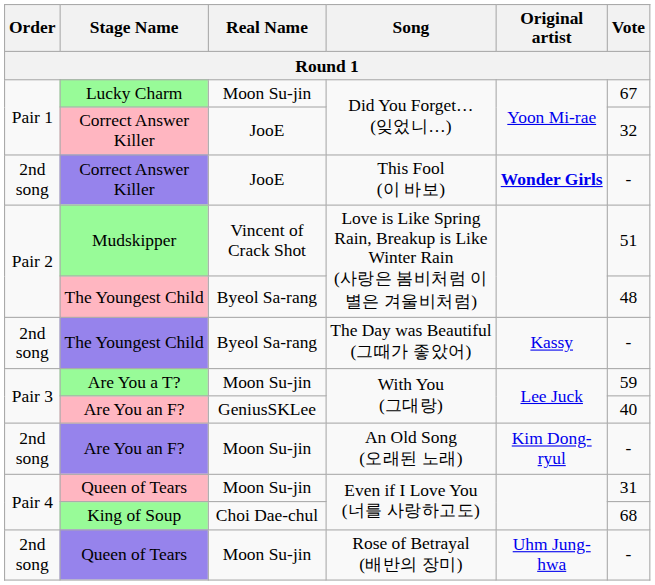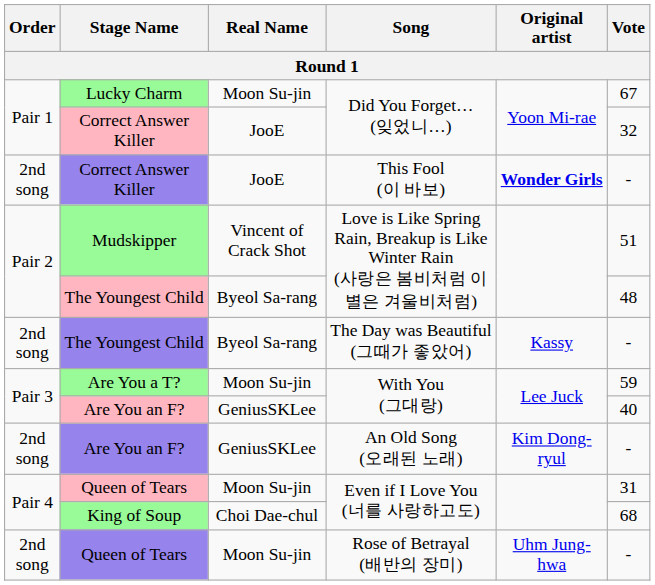(267, 448) Moon Su-jin -> (267, 448) GeniusSKLee
